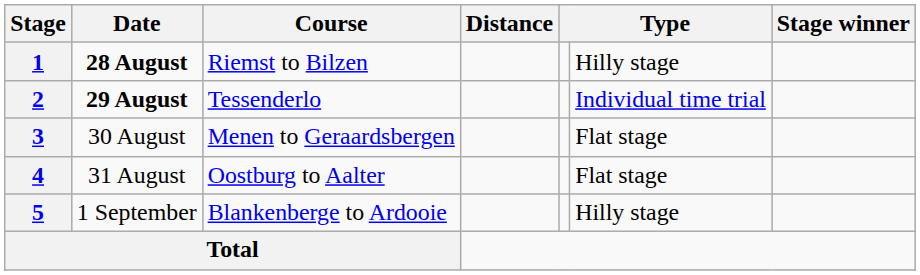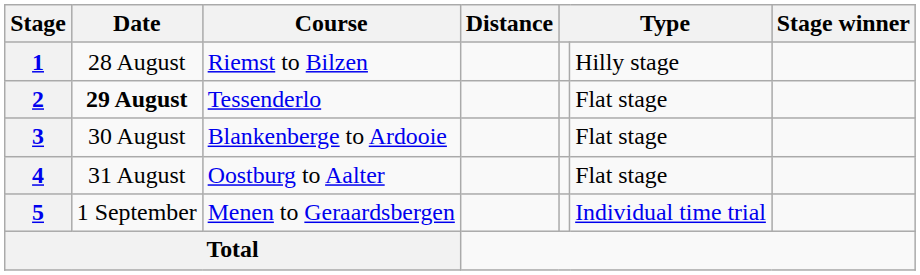(137, 61) bold -> (137, 61) normal
(671, 99) Individual time trial -> (621, 99) Flat stage
(331, 136) Menen to Geraardsbergen -> (327, 136) Blankenberge to Ardooie
(327, 212) Blankenberge to Ardooie -> (331, 212) Menen to Geraardsbergen
(627, 212) Hilly stage -> (671, 212) Individual time trial
